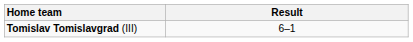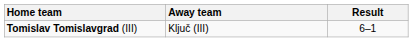+ column: (195, 12)
